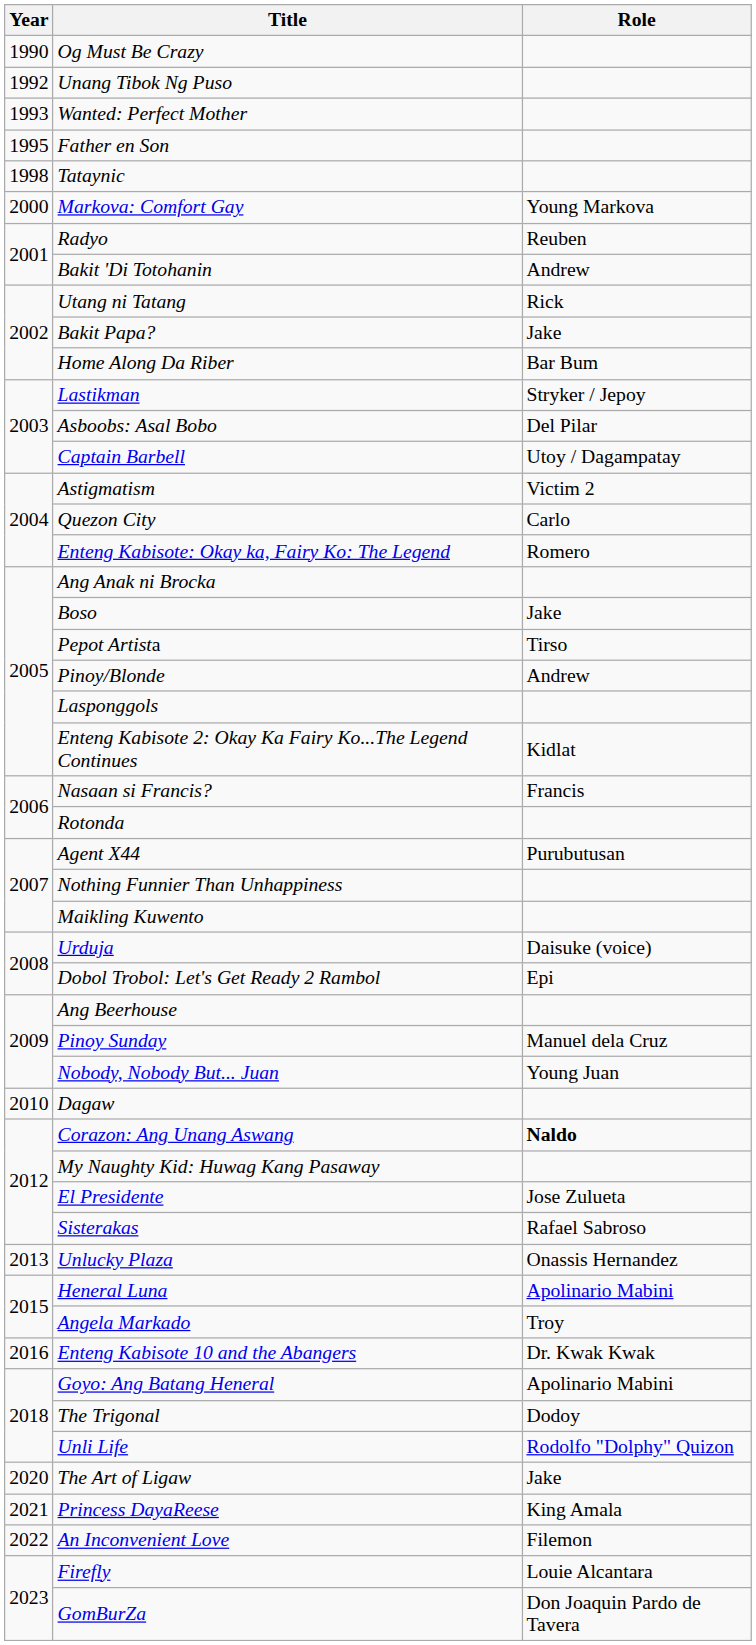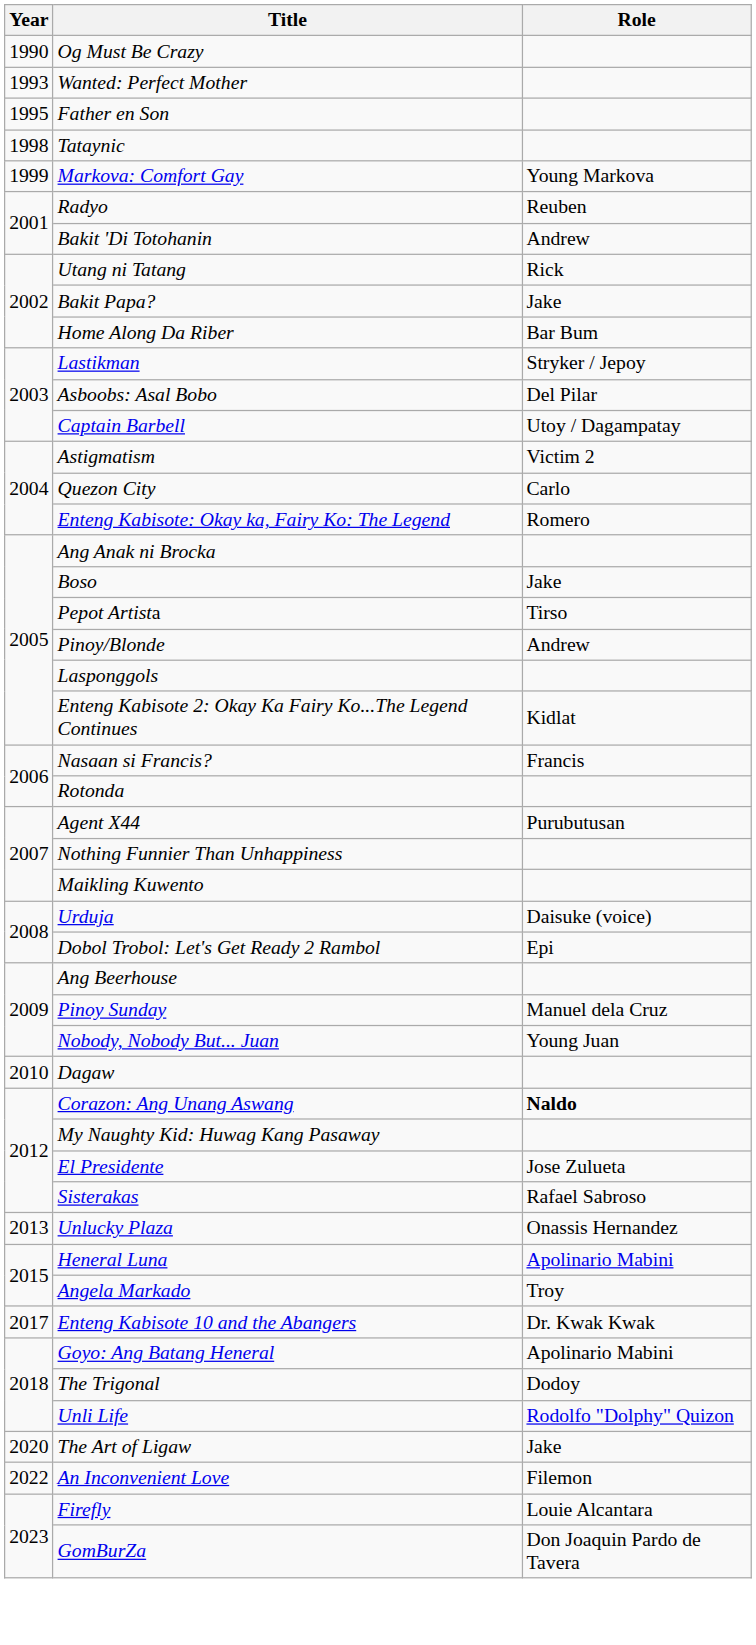- row: (145, 82)
(29, 207) 2000 -> (29, 176) 1999
(29, 1353) 2016 -> (29, 1321) 2017
- row: (138, 1509)
